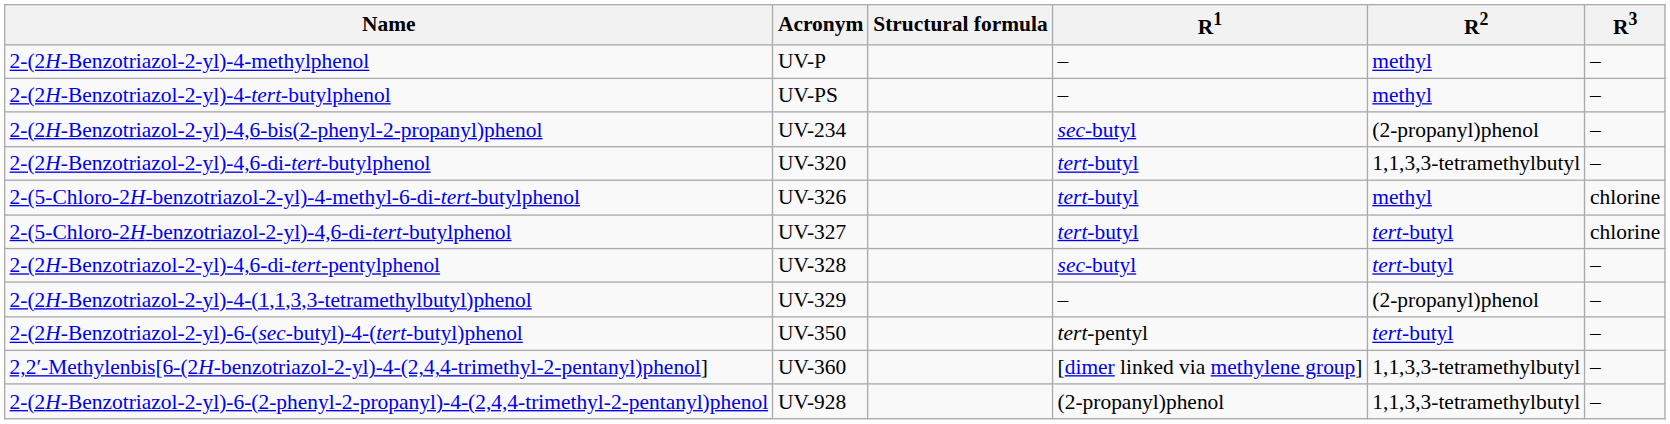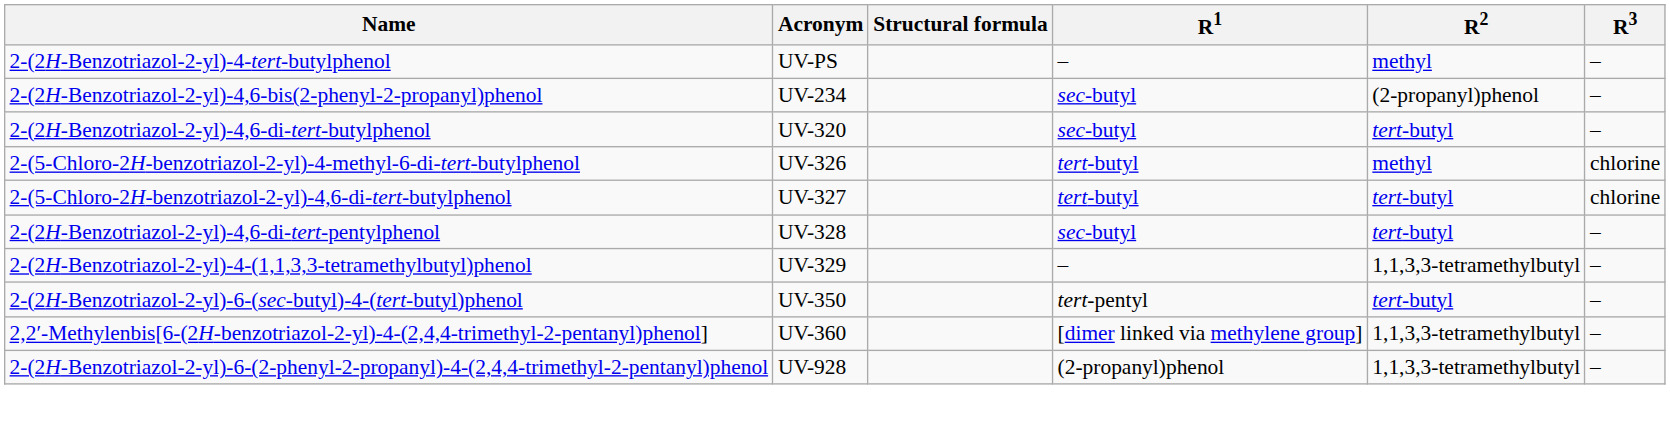- row: (189, 61)
(1098, 163) tert-butyl -> (1097, 129) sec-butyl
(1476, 163) 1,1,3,3-tetramethylbutyl -> (1413, 129) tert-butyl
(1456, 299) (2-propanyl)phenol -> (1476, 265) 1,1,3,3-tetramethylbutyl
